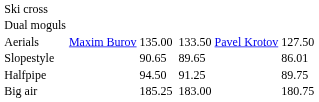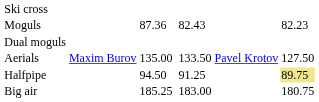+ row: (23, 25)
- row: (29, 58)
(295, 75) no background -> (295, 75) khaki background
